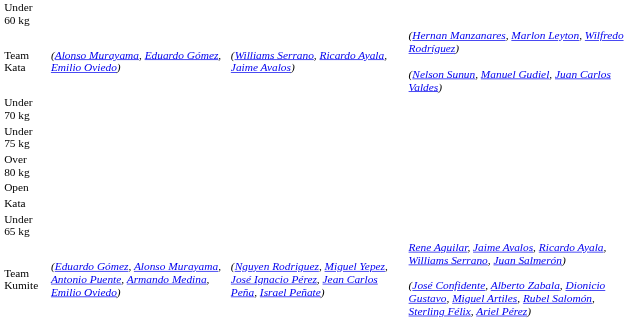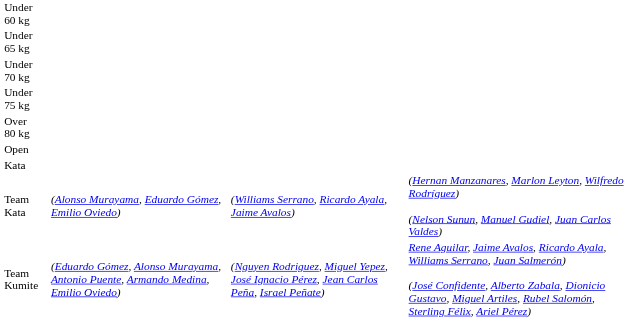rows swapped: (18, 225) <-> (17, 61)
